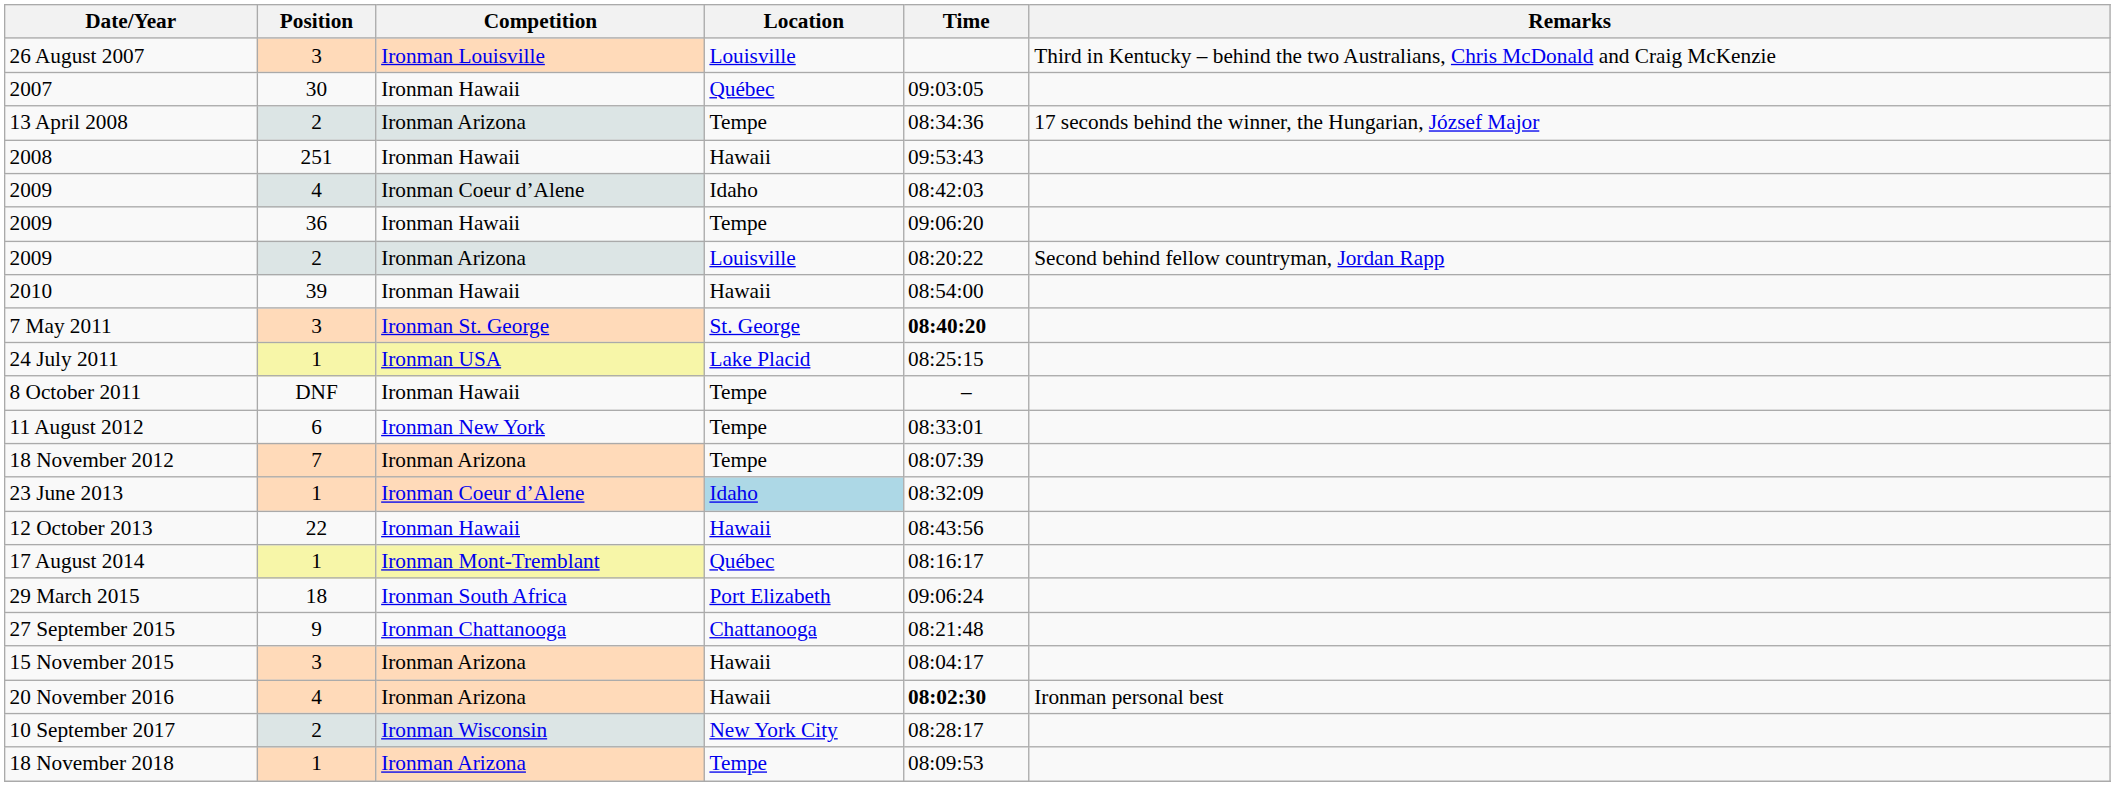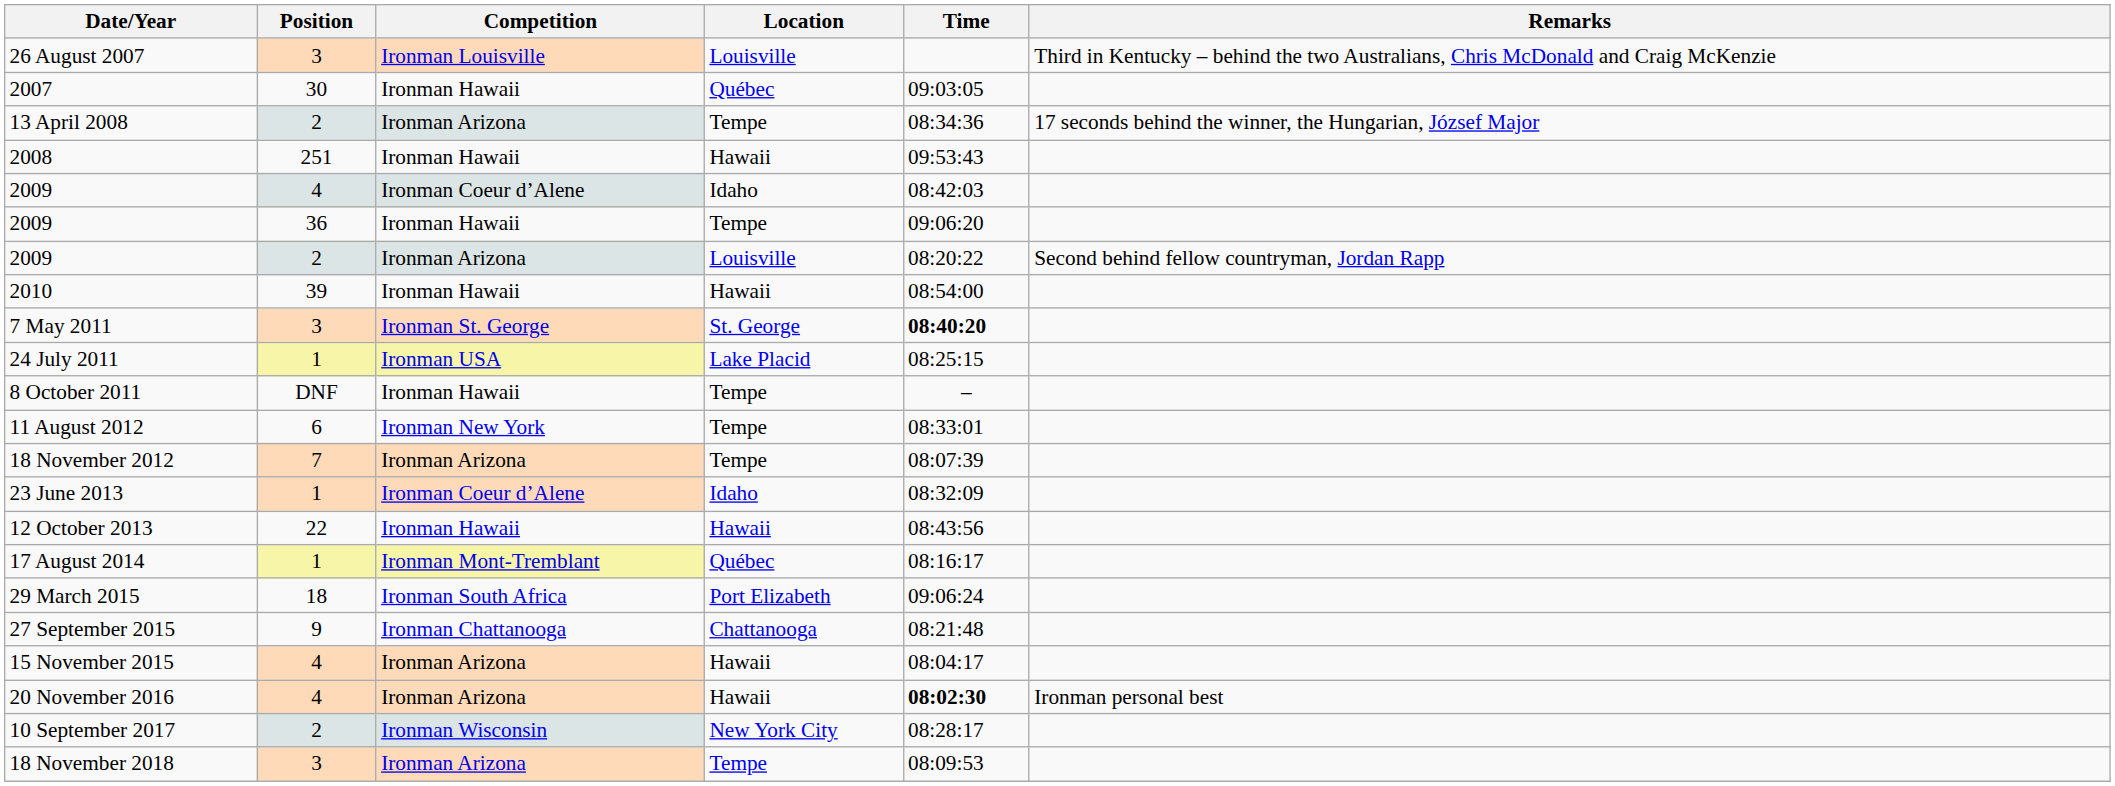(734, 493) lightblue background -> (734, 493) no background
(316, 662) 3 -> (316, 662) 4
(316, 763) 1 -> (316, 763) 3
